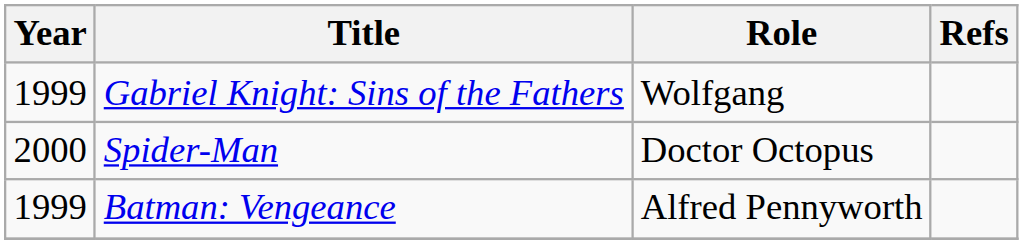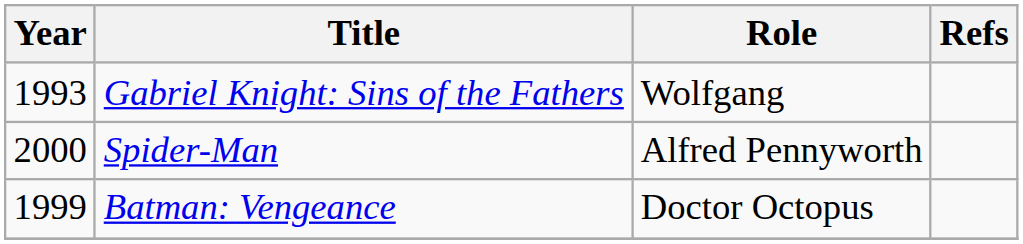(50, 91) 1999 -> (50, 91) 1993
(757, 149) Doctor Octopus -> (782, 149) Alfred Pennyworth
(782, 207) Alfred Pennyworth -> (757, 207) Doctor Octopus
